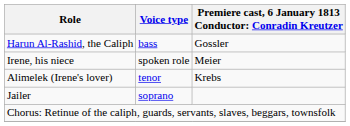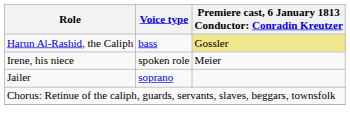(211, 43) no background -> (211, 43) khaki background
- row: (60, 78)
